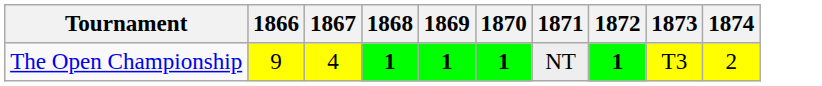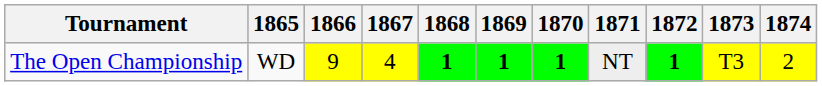+ column: (276, 23)
